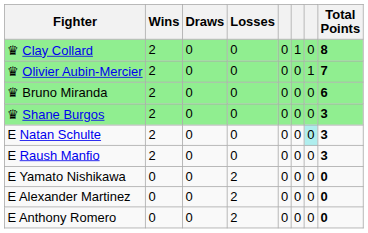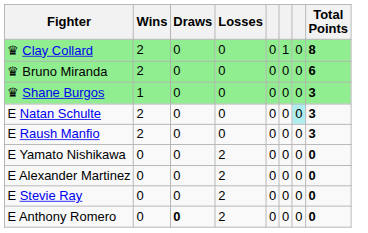- row: (75, 72)
(152, 114) 2 -> (140, 93) 1
+ row: (45, 196)
(189, 217) normal -> (177, 216) bold
